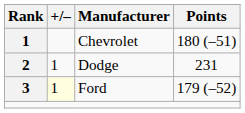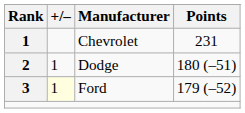(206, 40) 180 (–51) -> (206, 40) 231
(206, 64) 231 -> (206, 64) 180 (–51)
